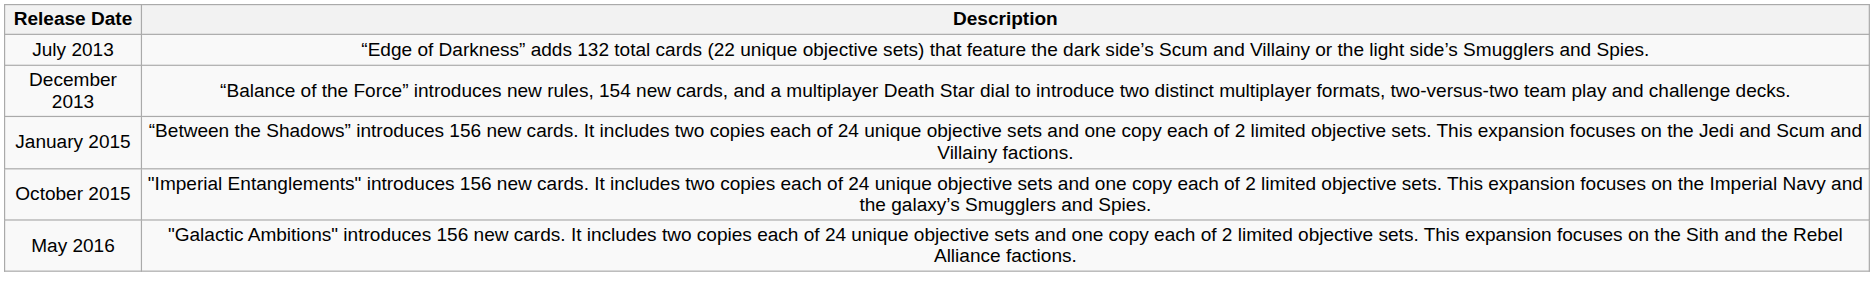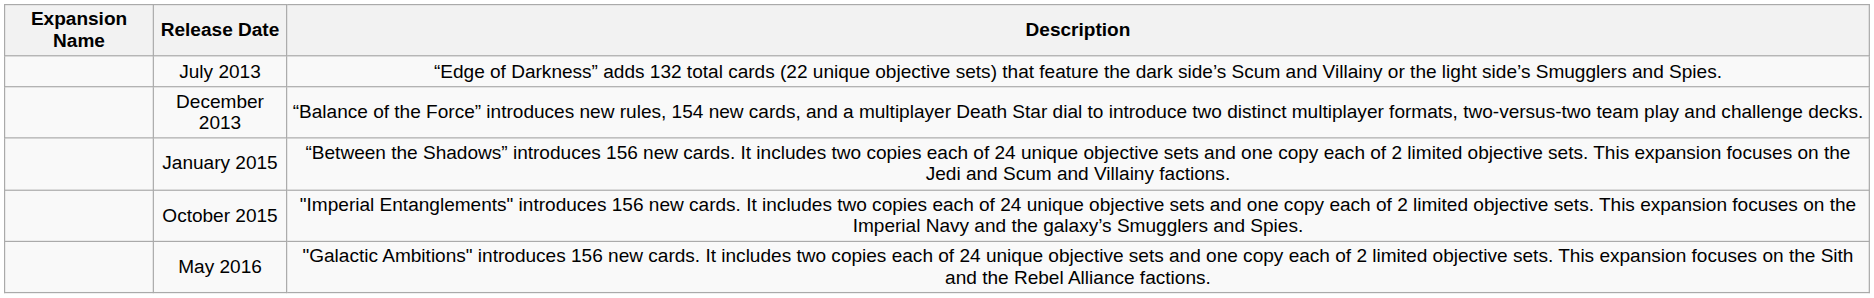+ column: (79, 30)
